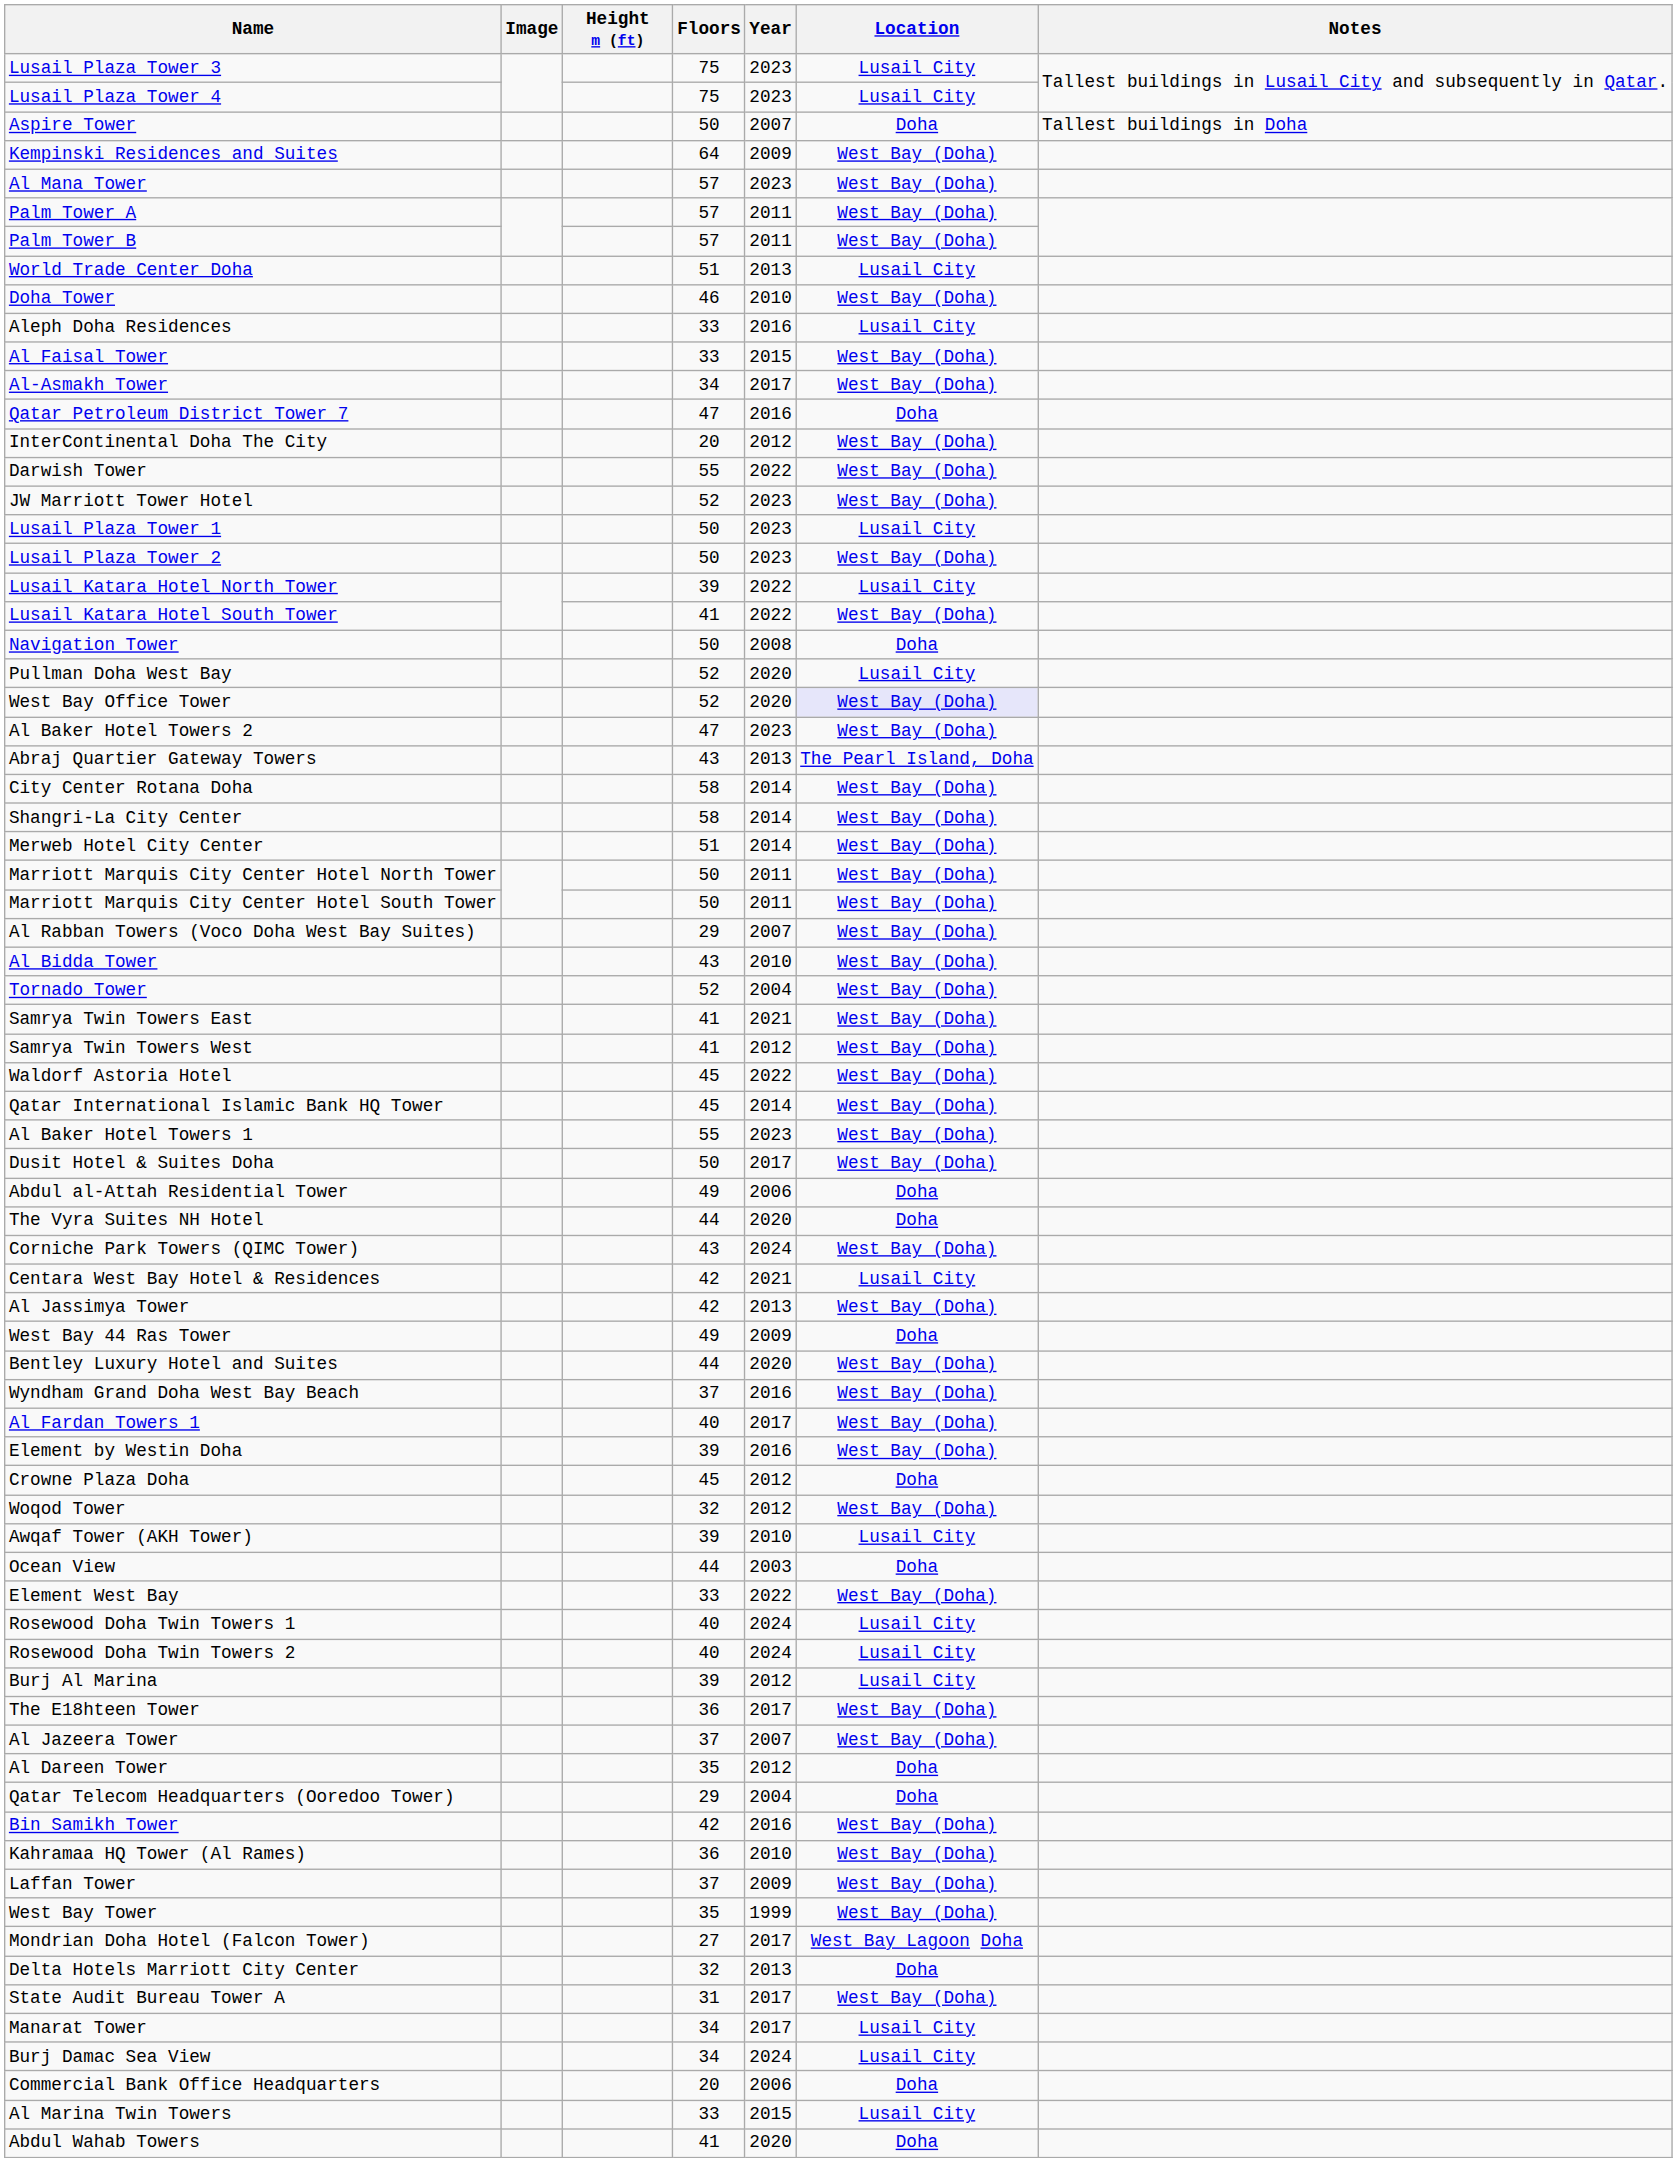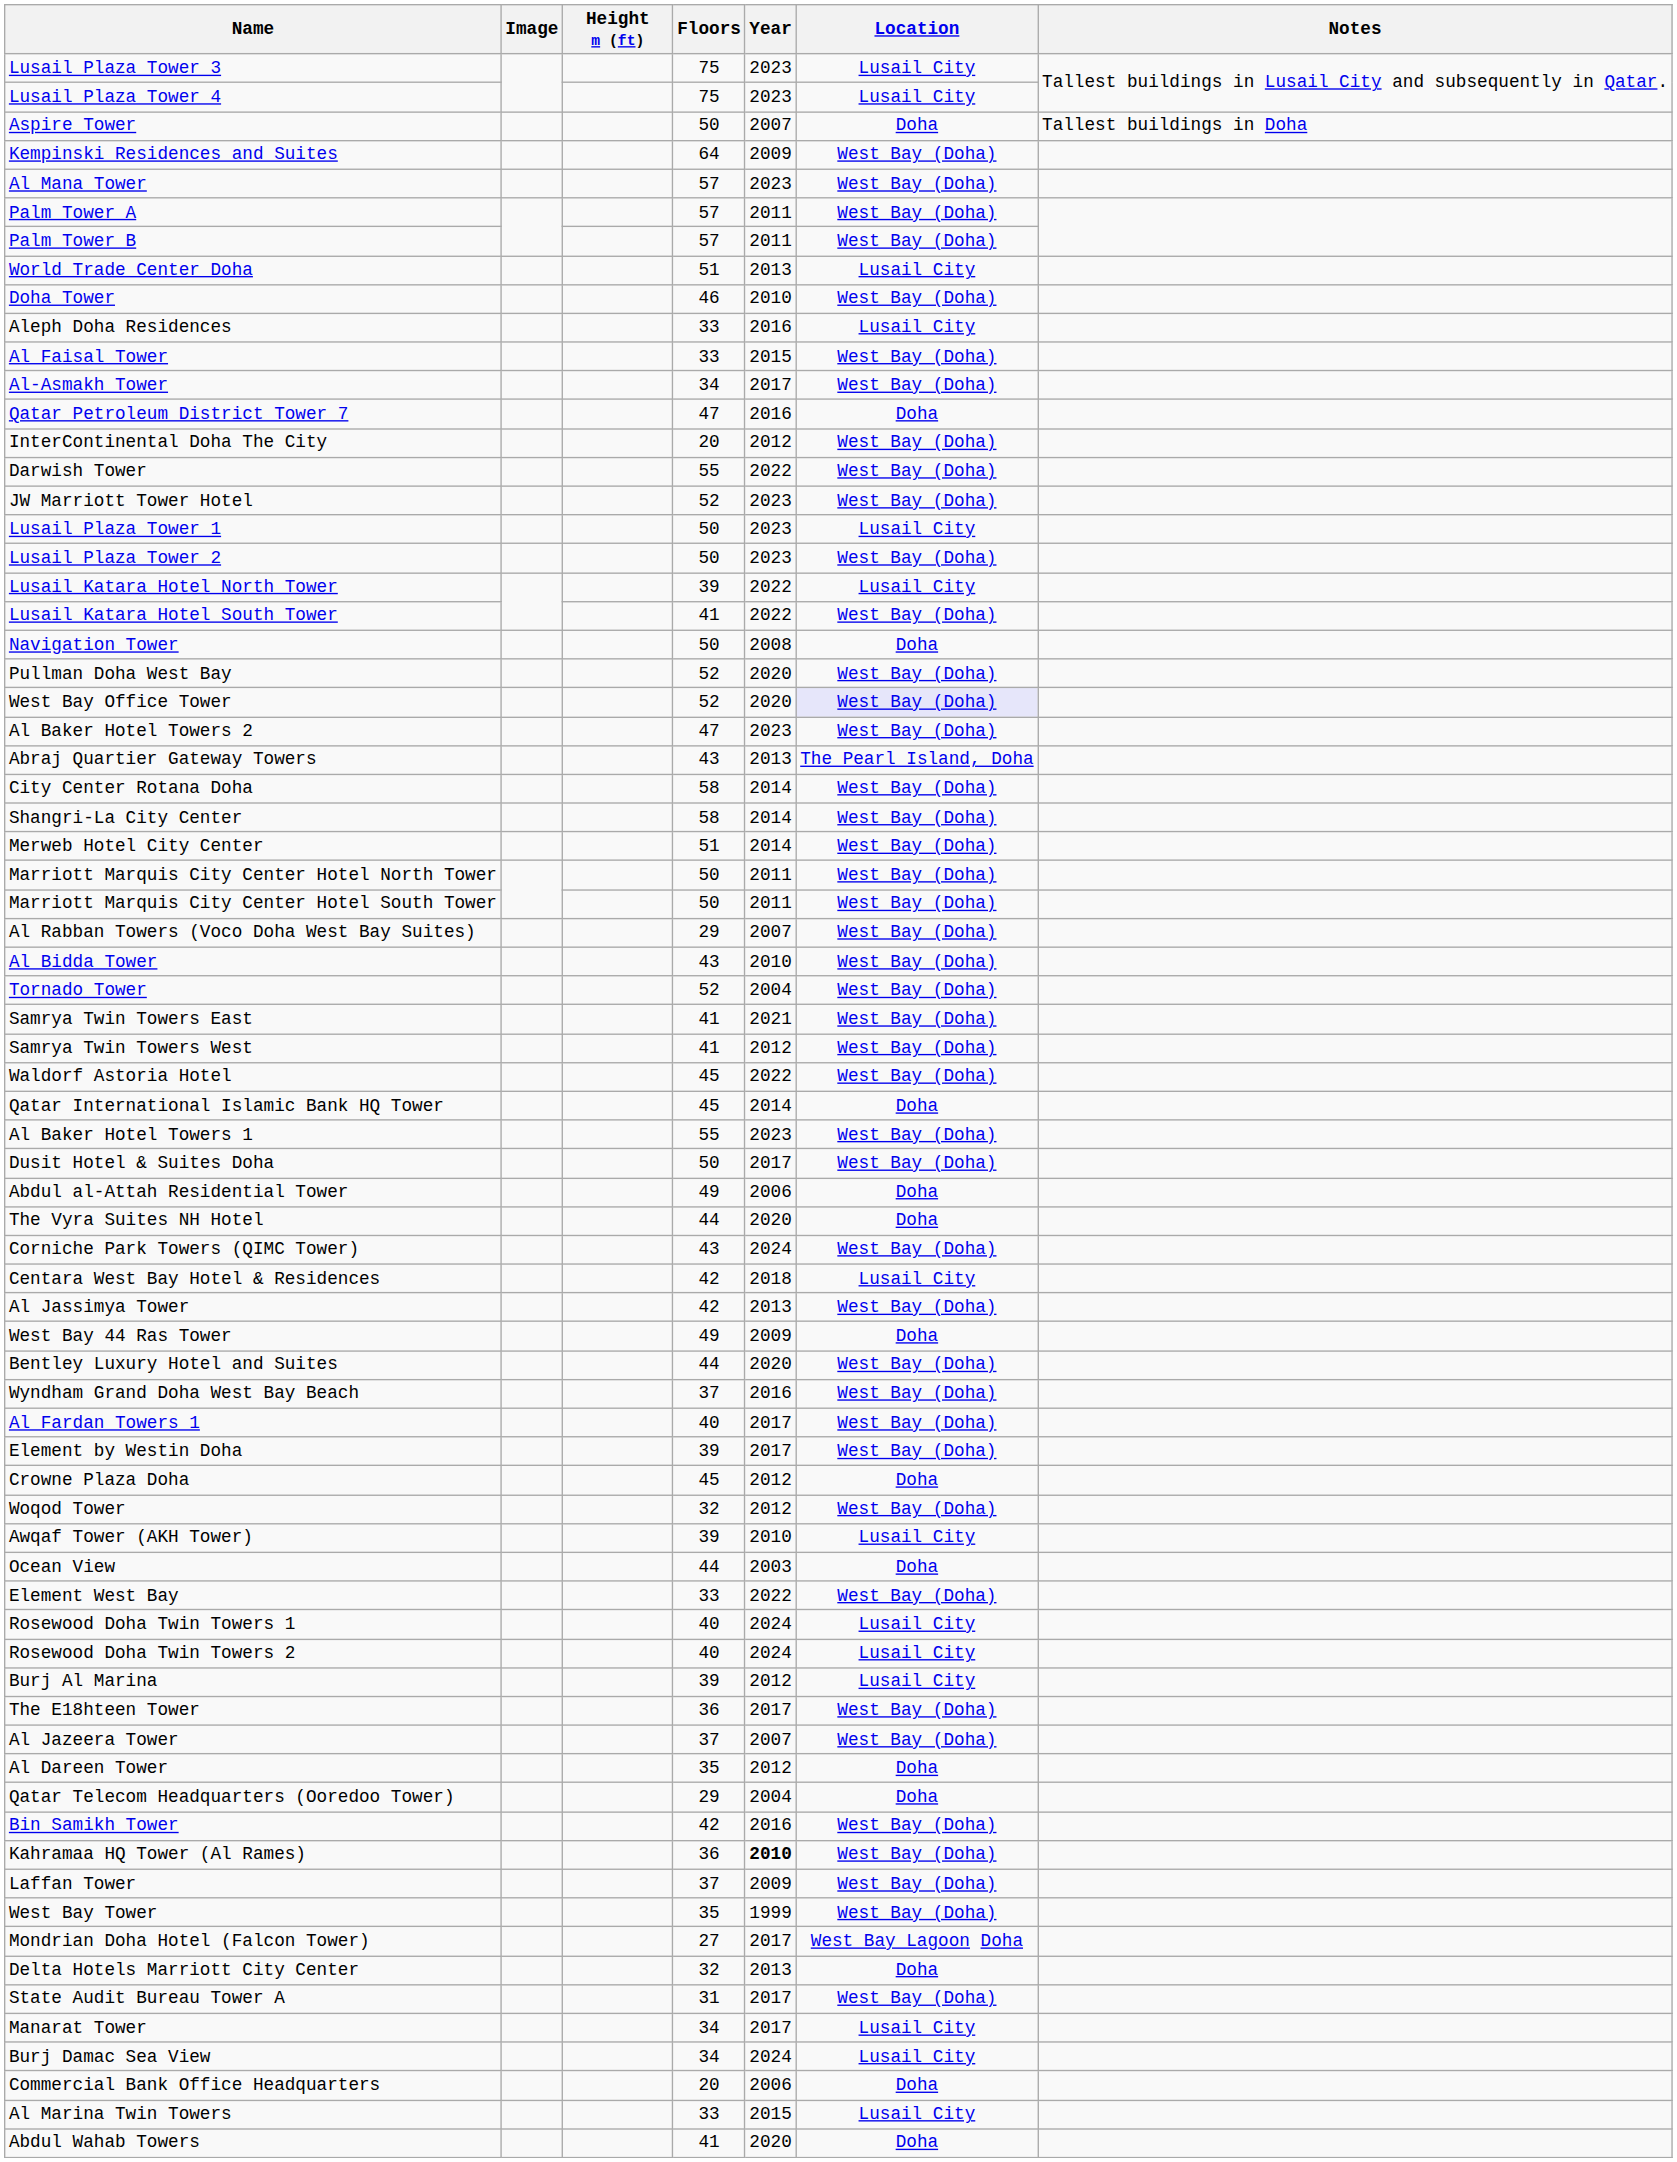(917, 673) Lusail City -> (917, 673) West Bay (Doha)
(917, 1106) West Bay (Doha) -> (917, 1106) Doha
(771, 1279) 2021 -> (771, 1279) 2018
(771, 1451) 2016 -> (771, 1451) 2017
(771, 1855) normal -> (771, 1855) bold
